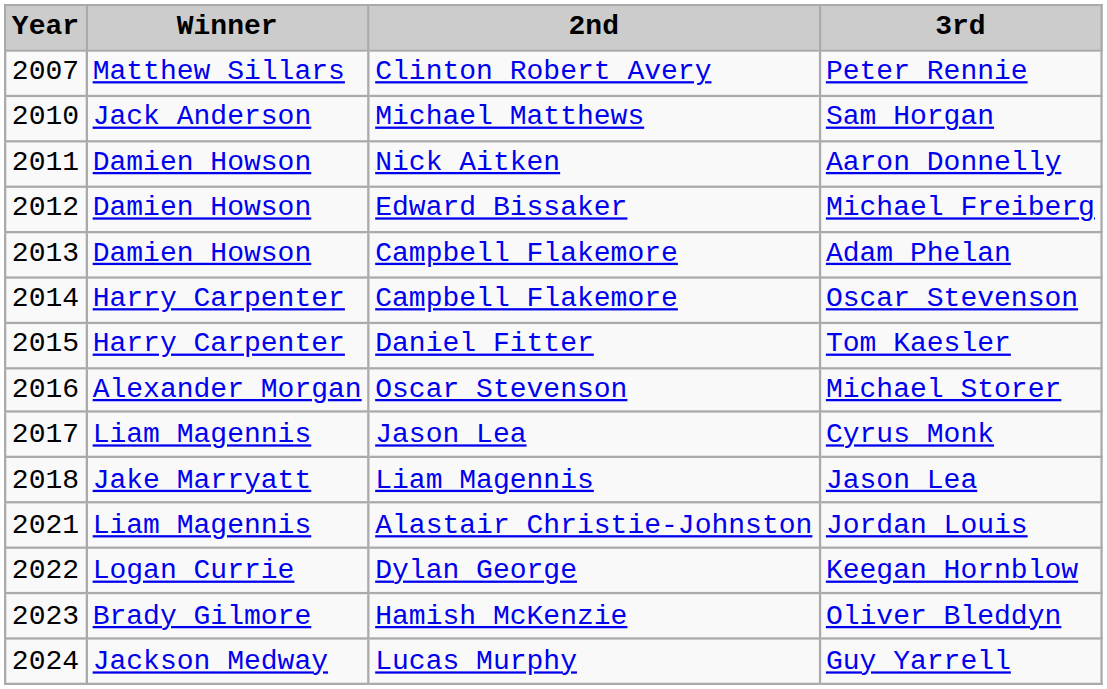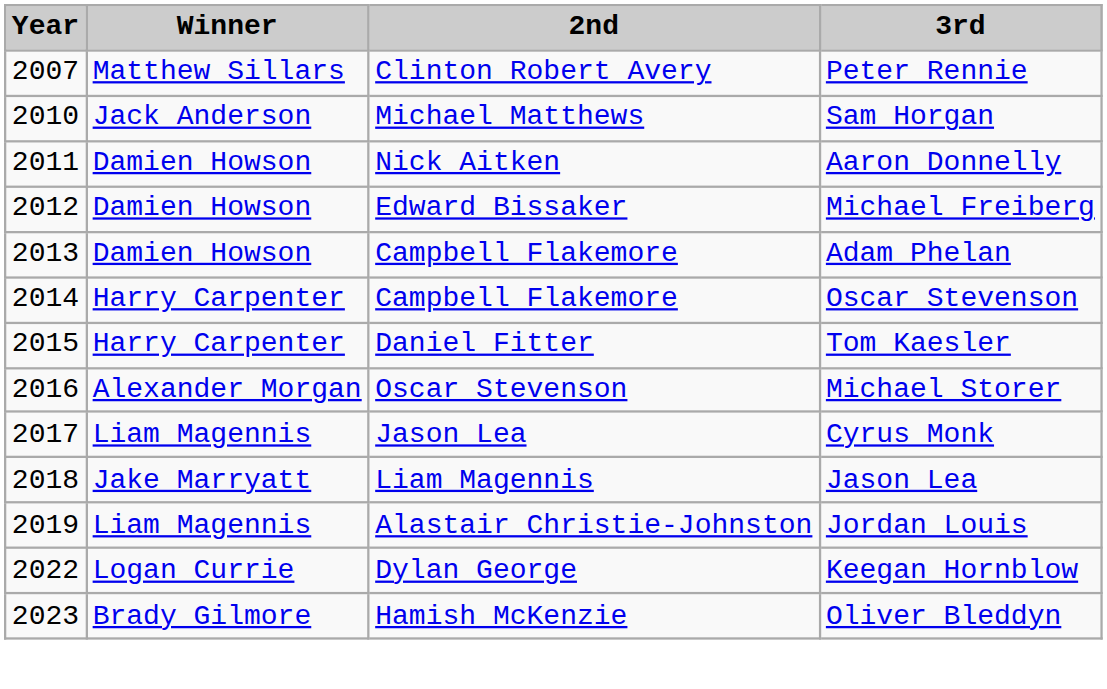(46, 526) 2021 -> (46, 526) 2019
- row: (918, 662)
